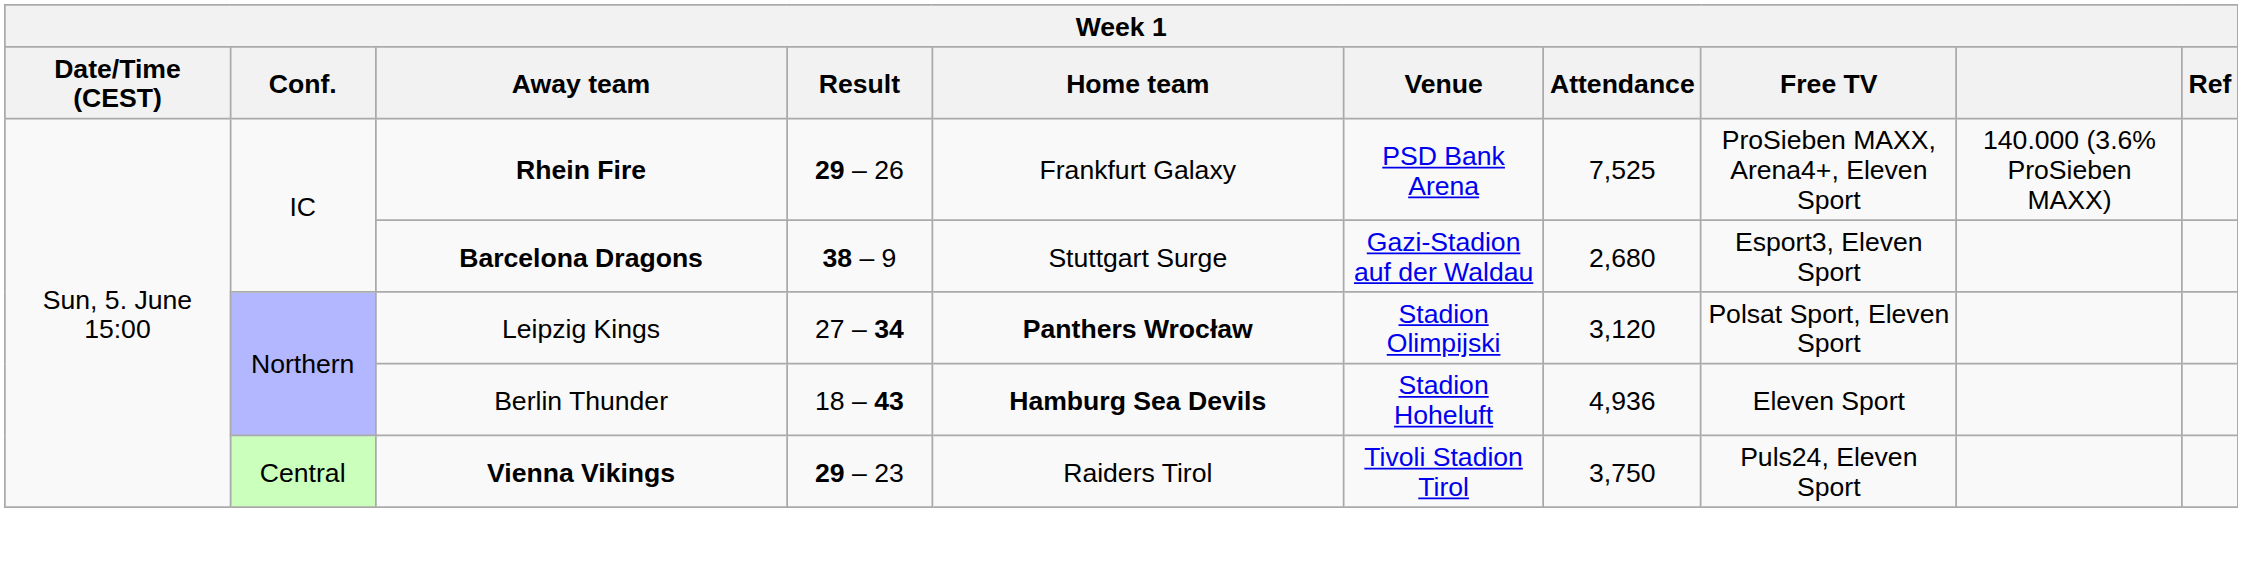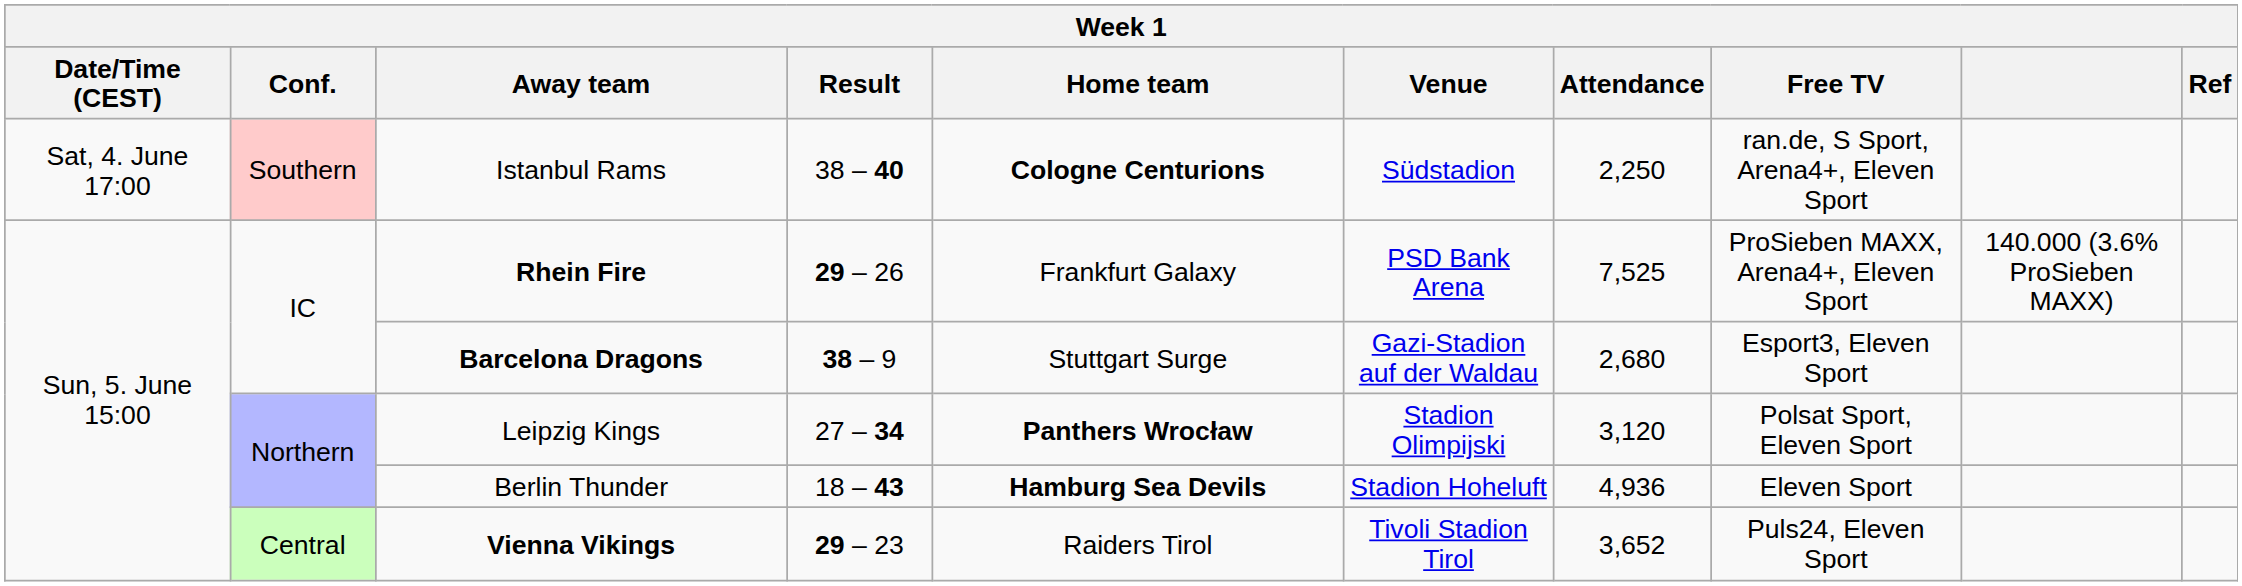+ row: (581, 170)
(1622, 472) 3,750 -> (1632, 544) 3,652
